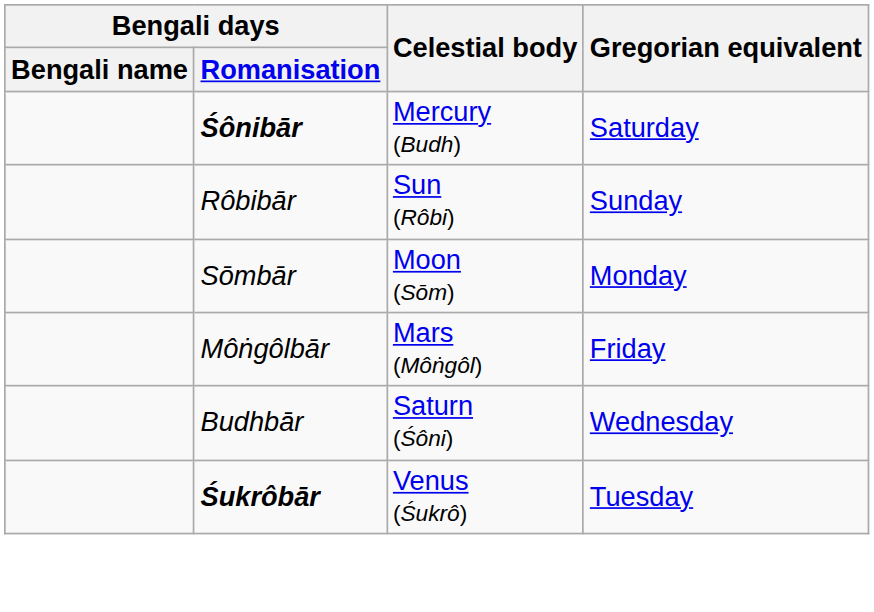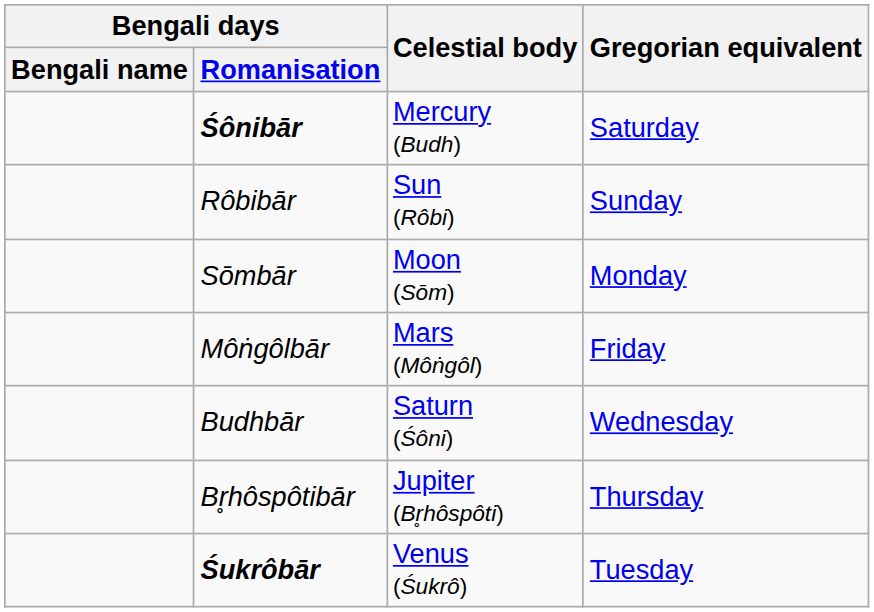+ row: (278, 496)
